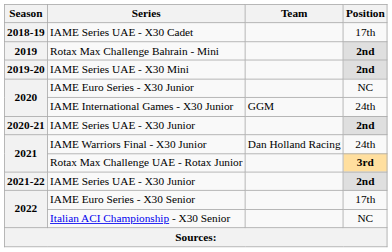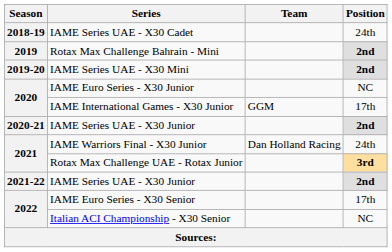(365, 32) 17th -> (365, 32) 24th
(365, 106) 24th -> (365, 106) 17th
